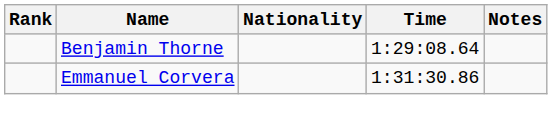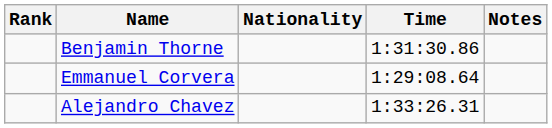(425, 49) 1:29:08.64 -> (425, 49) 1:31:30.86
(425, 78) 1:31:30.86 -> (425, 78) 1:29:08.64
+ row: (148, 108)
